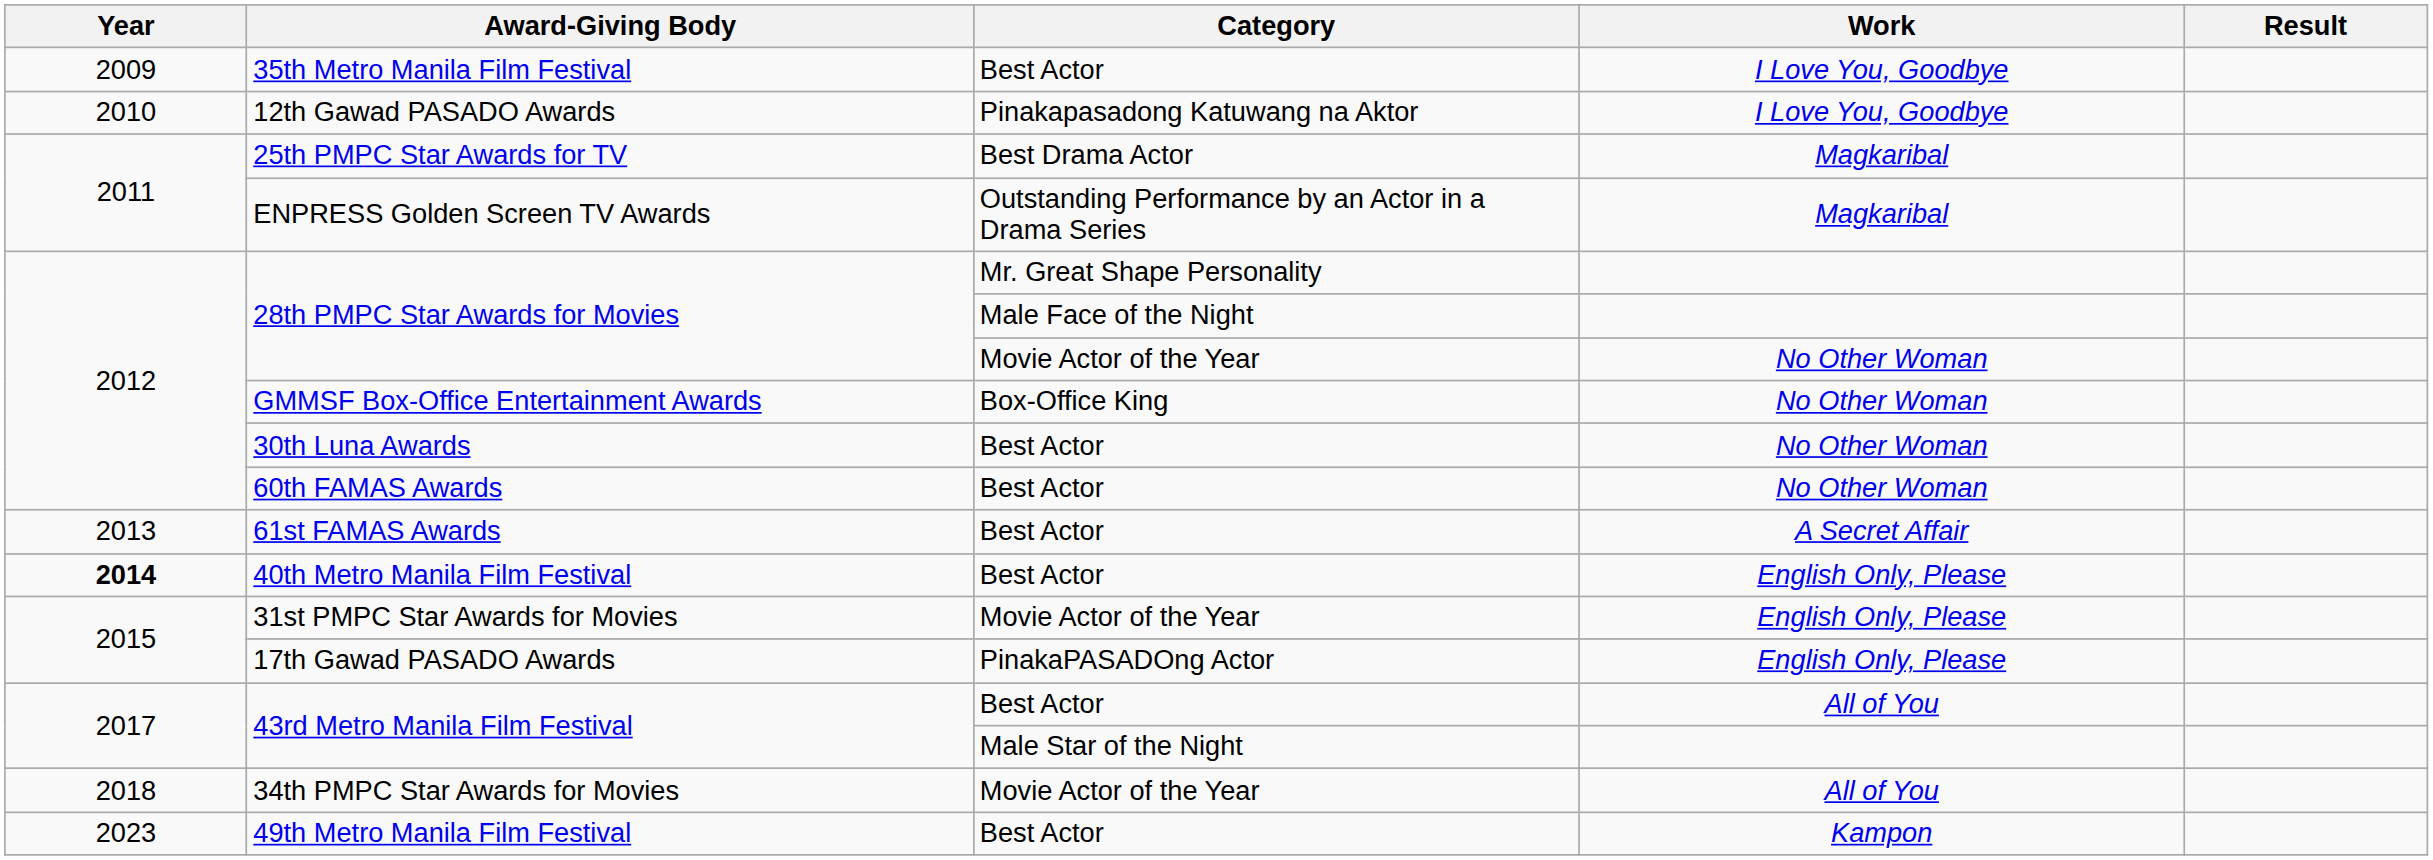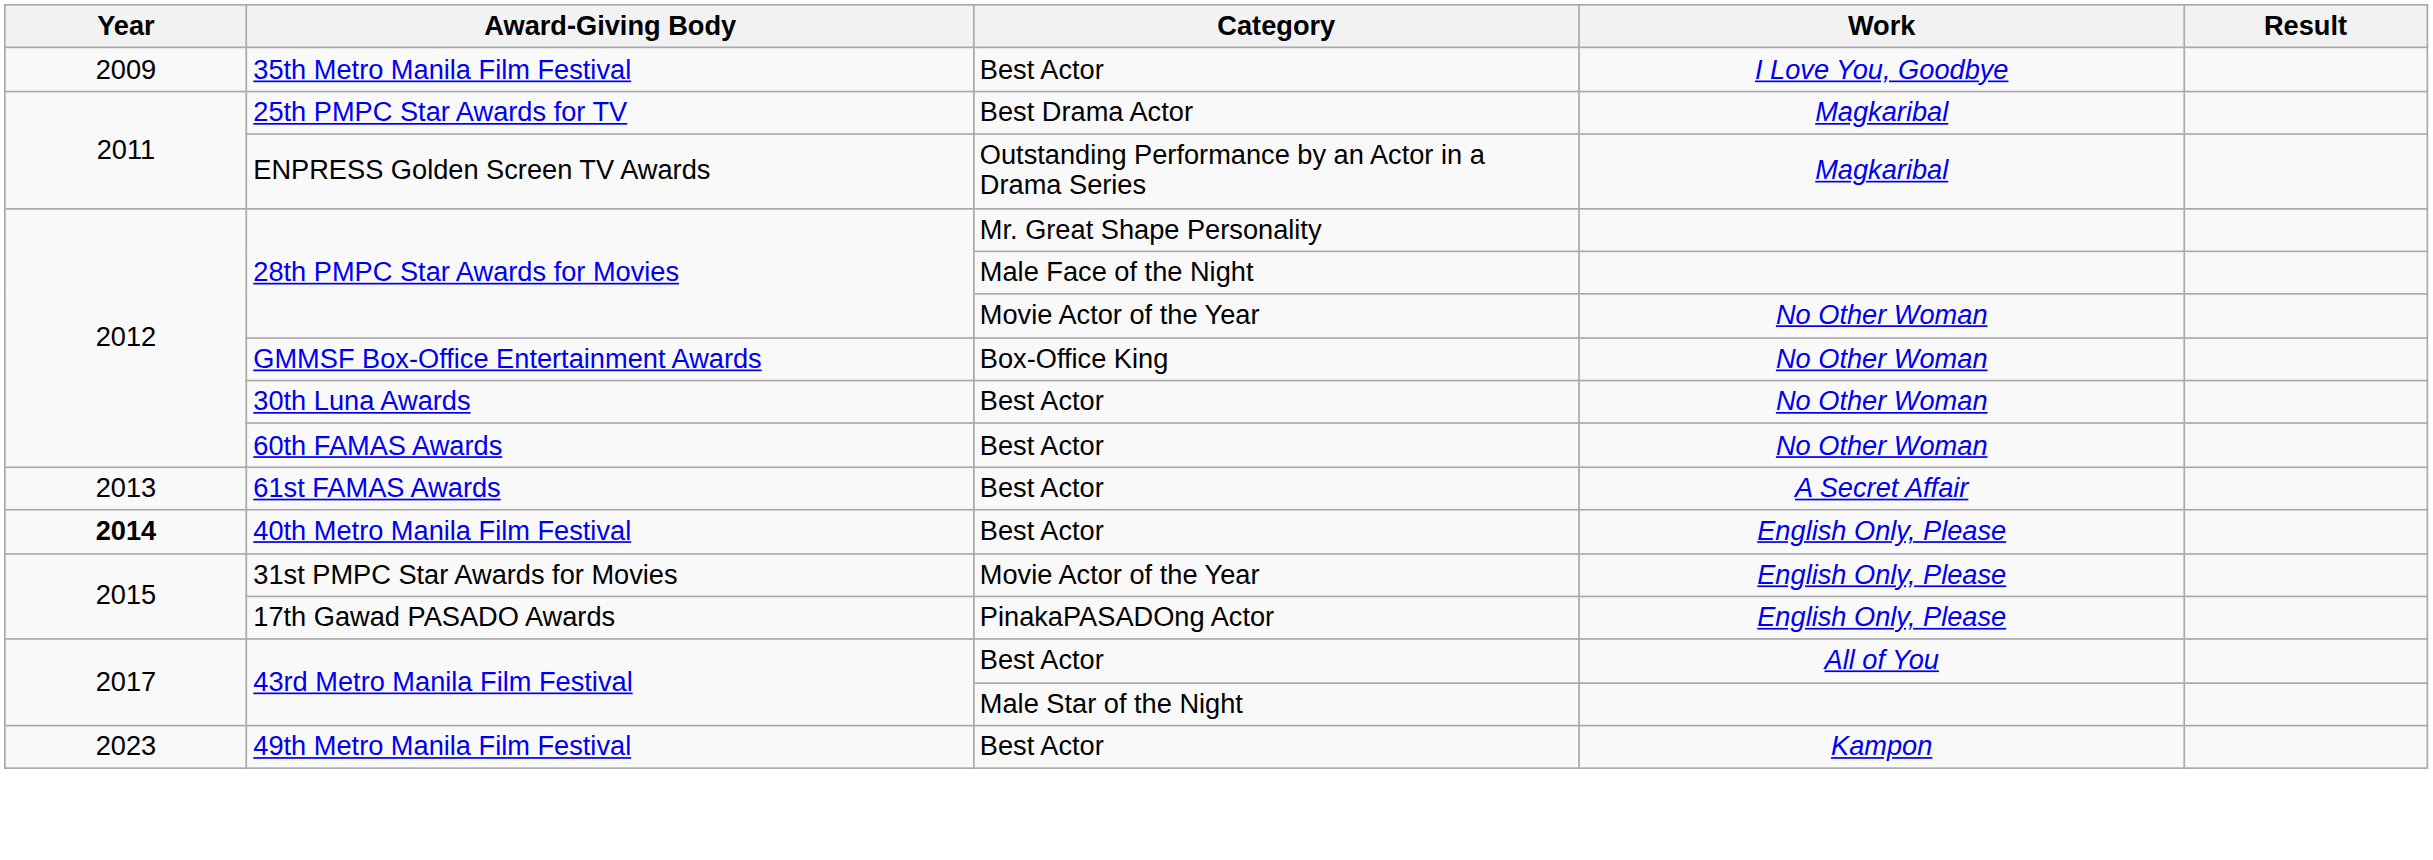- row: (434, 112)
- row: (466, 790)
